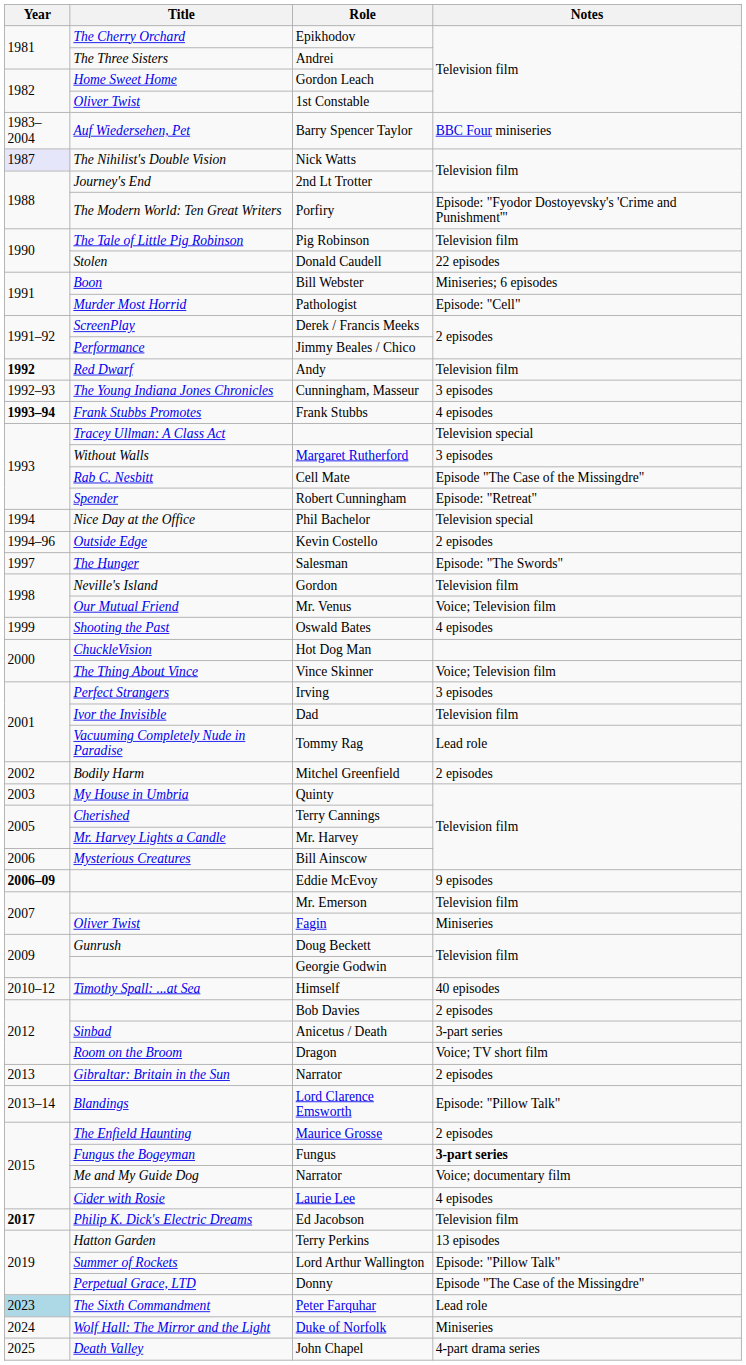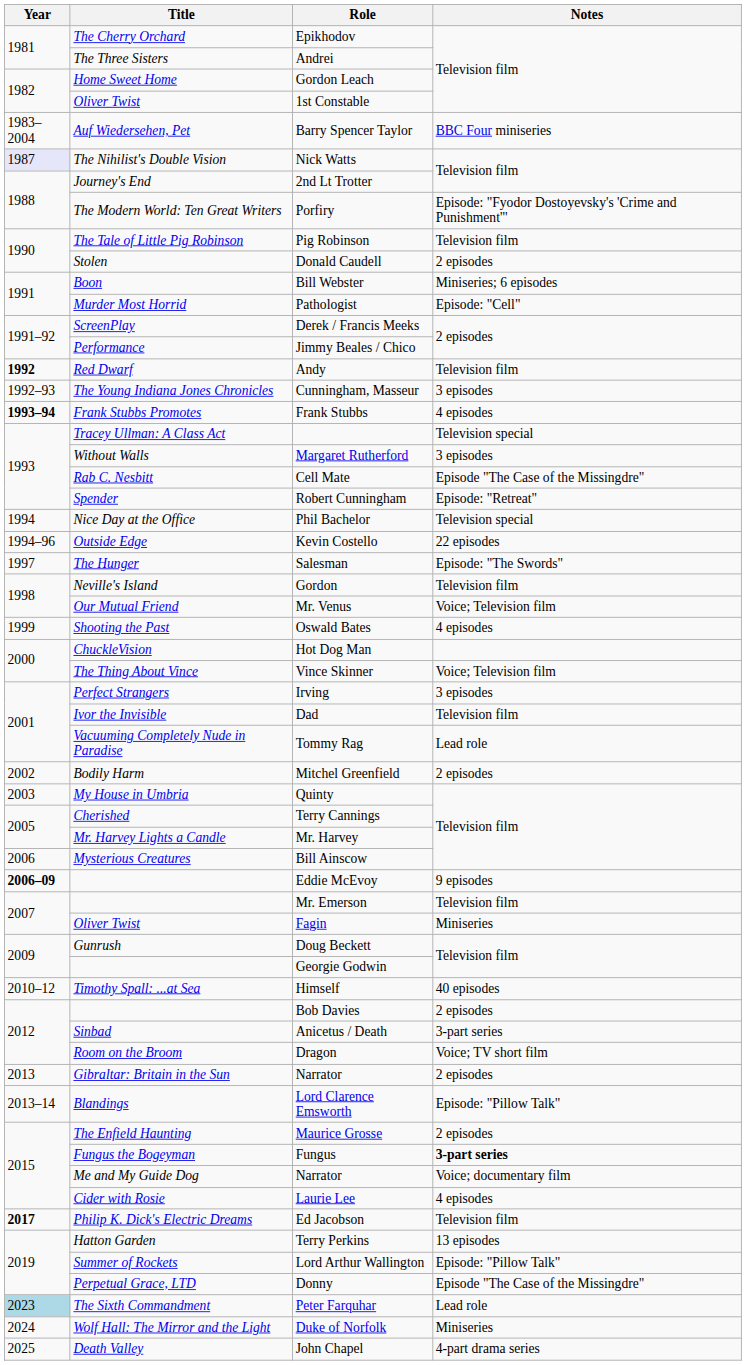(468, 261) 22 episodes -> (464, 261) 2 episodes
(464, 541) 2 episodes -> (468, 541) 22 episodes
